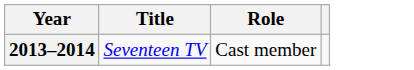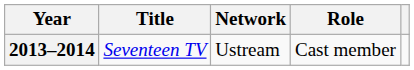+ column: (251, 19)
